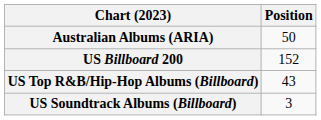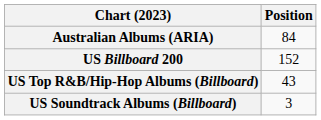(289, 37) 50 -> (289, 37) 84
